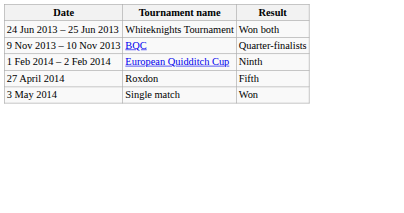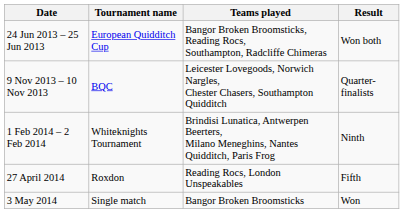+ column: (261, 12)
(180, 29) Whiteknights Tournament -> (133, 40) European Quidditch Cup
(177, 62) European Quidditch Cup -> (119, 138) Whiteknights Tournament
